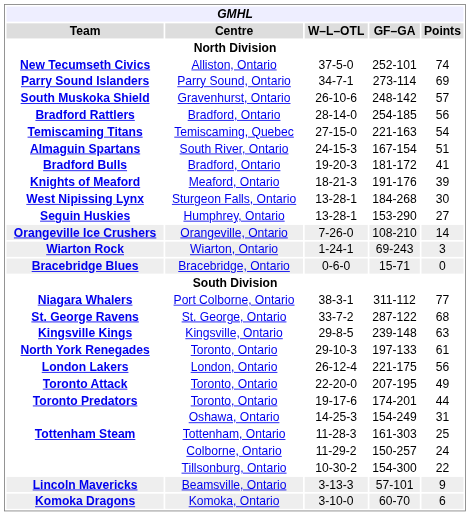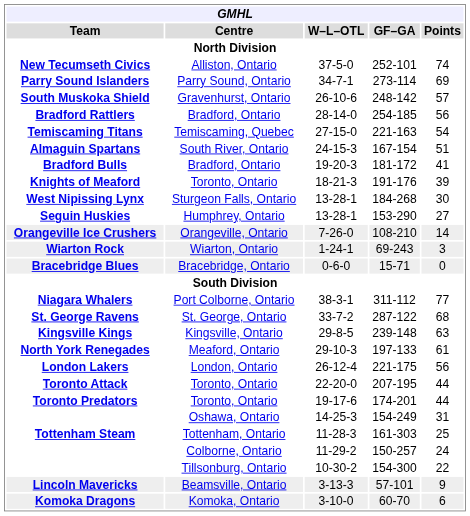(234, 182) Meaford, Ontario -> (234, 182) Toronto, Ontario
(234, 350) Toronto, Ontario -> (234, 350) Meaford, Ontario
(442, 384) 49 -> (442, 384) 44
